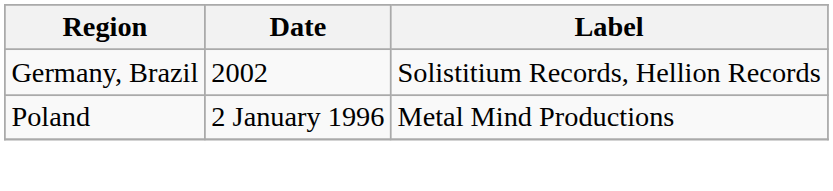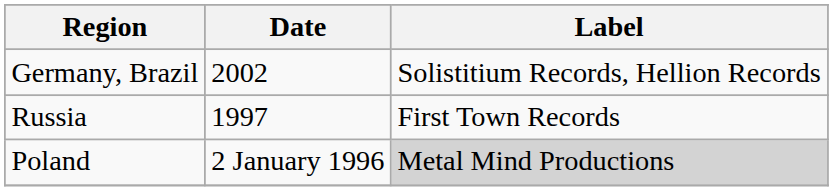+ row: (49, 116)
(536, 116) no background -> (536, 161) lightgrey background
